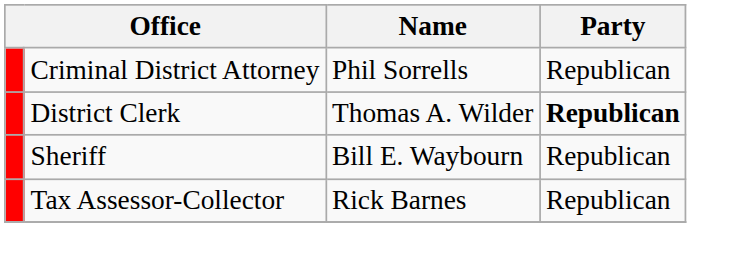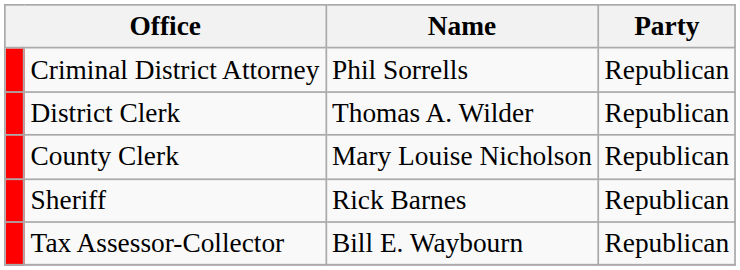(613, 112) bold -> (667, 112) normal
+ row: (105, 156)
(428, 156) Bill E. Waybourn -> (399, 199) Rick Barnes
(399, 199) Rick Barnes -> (428, 243) Bill E. Waybourn
